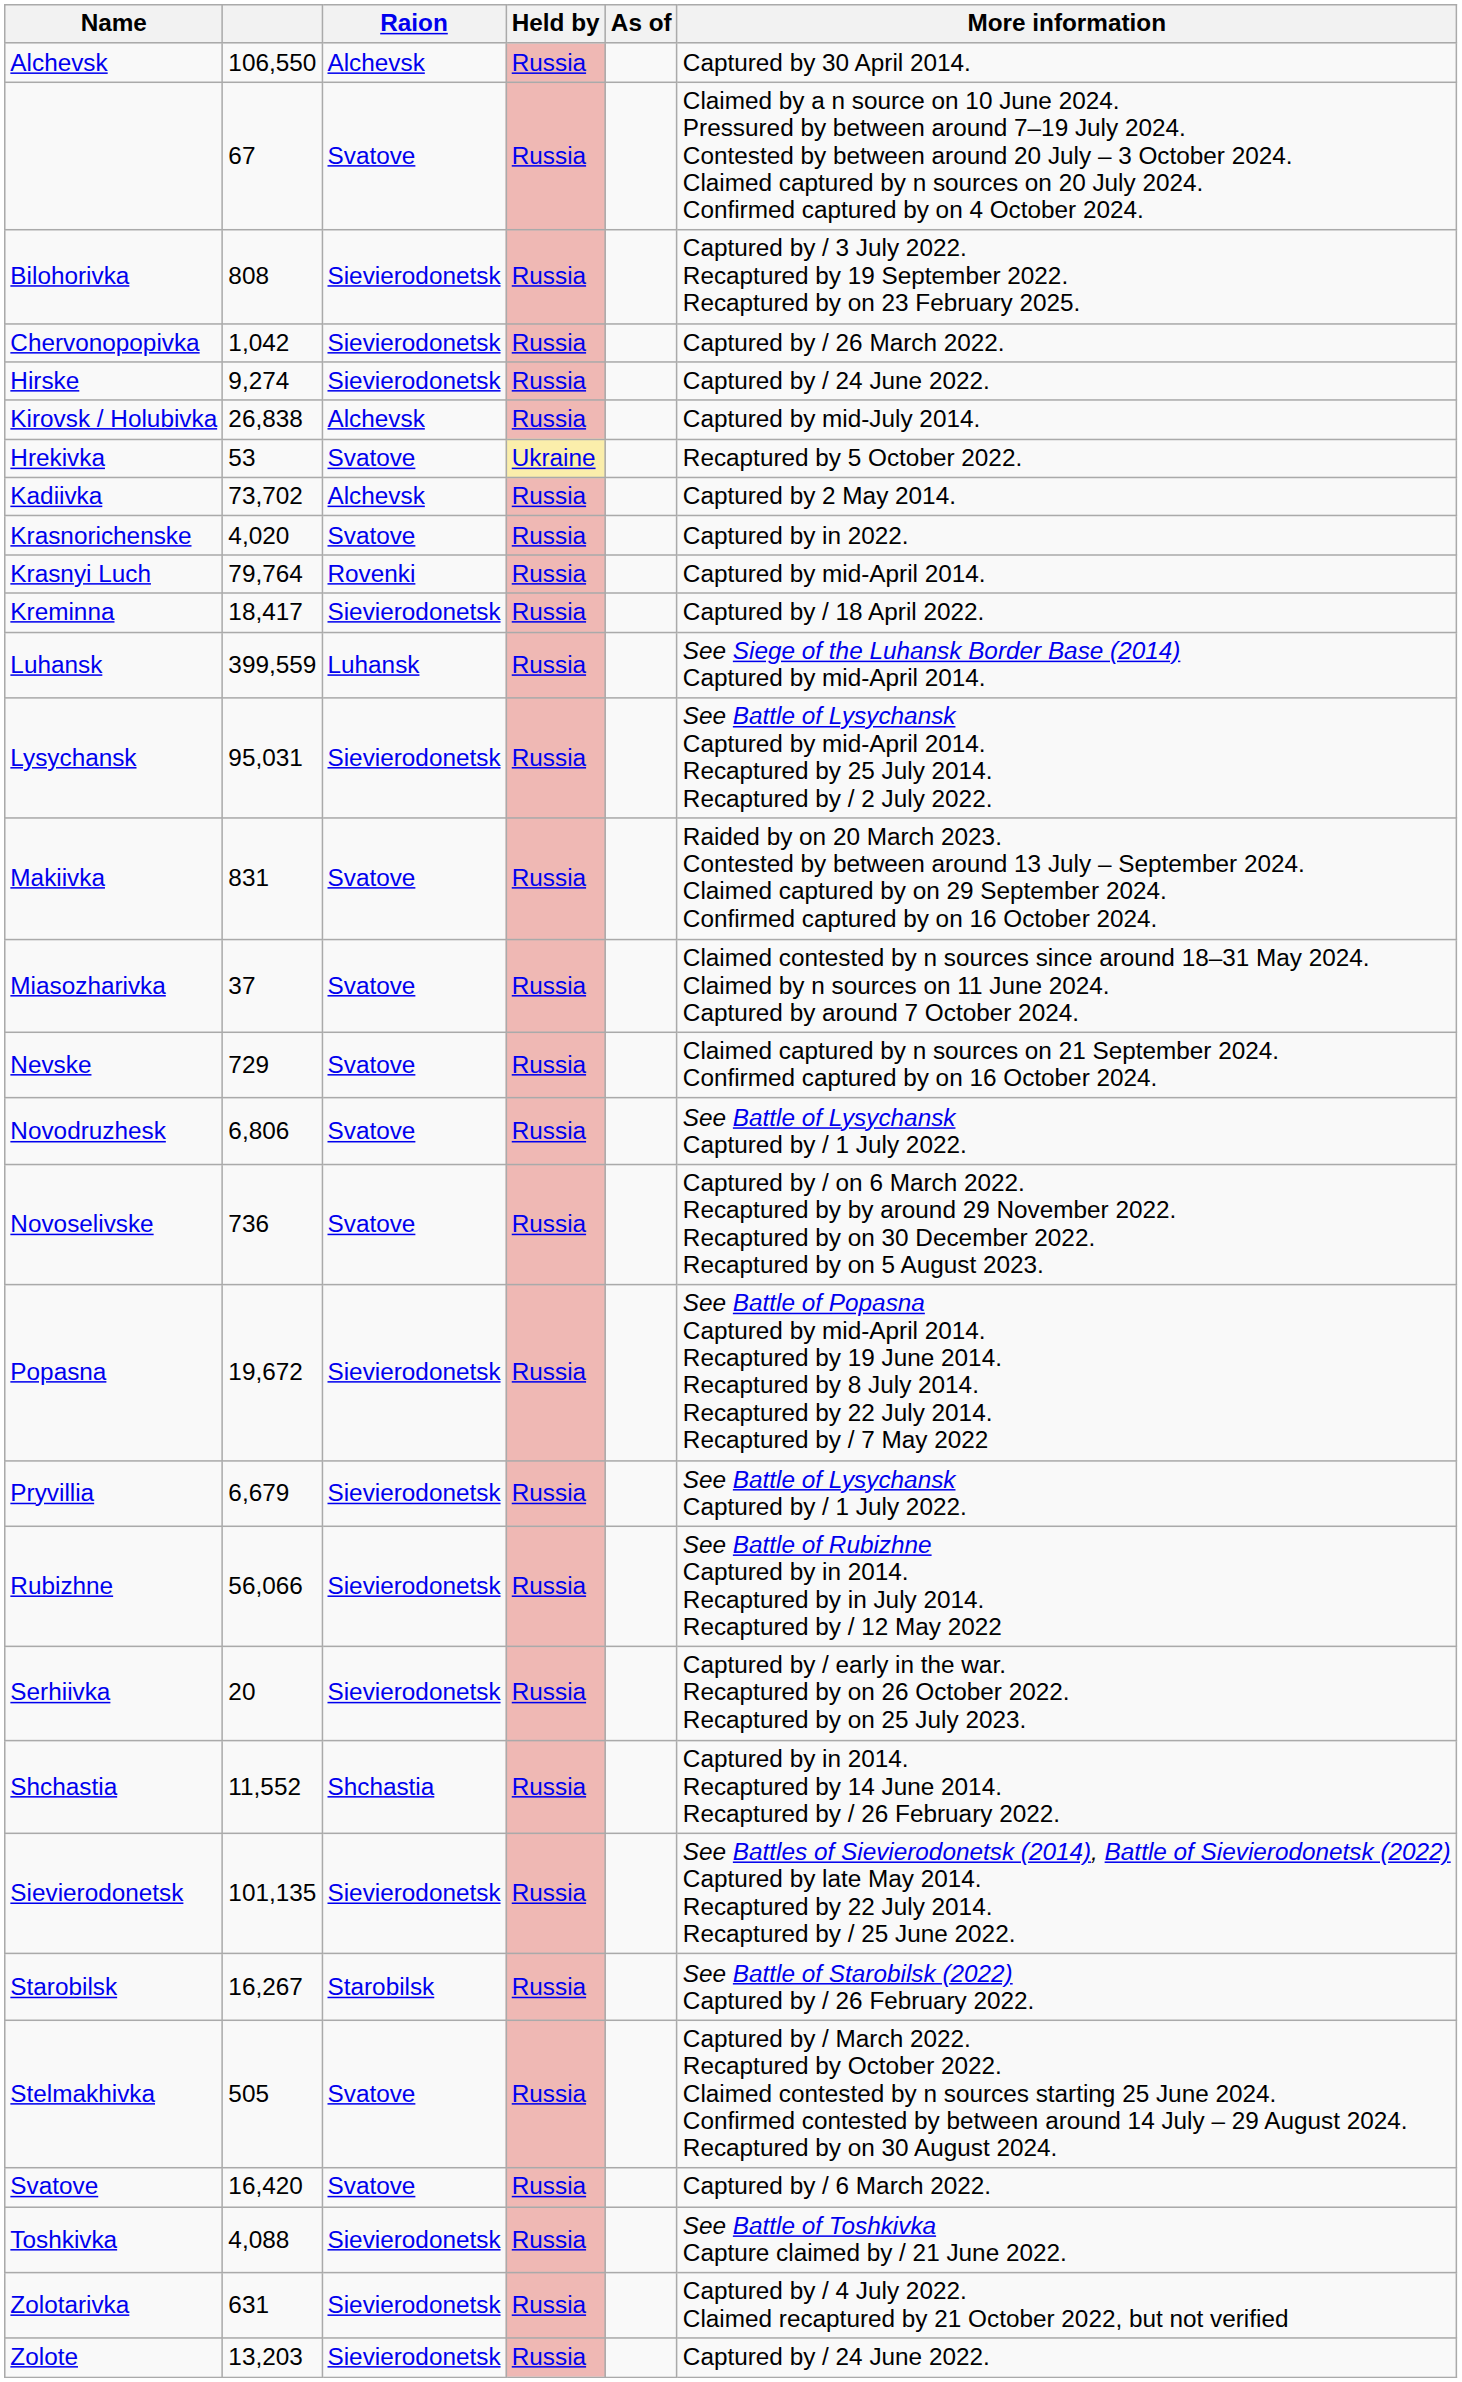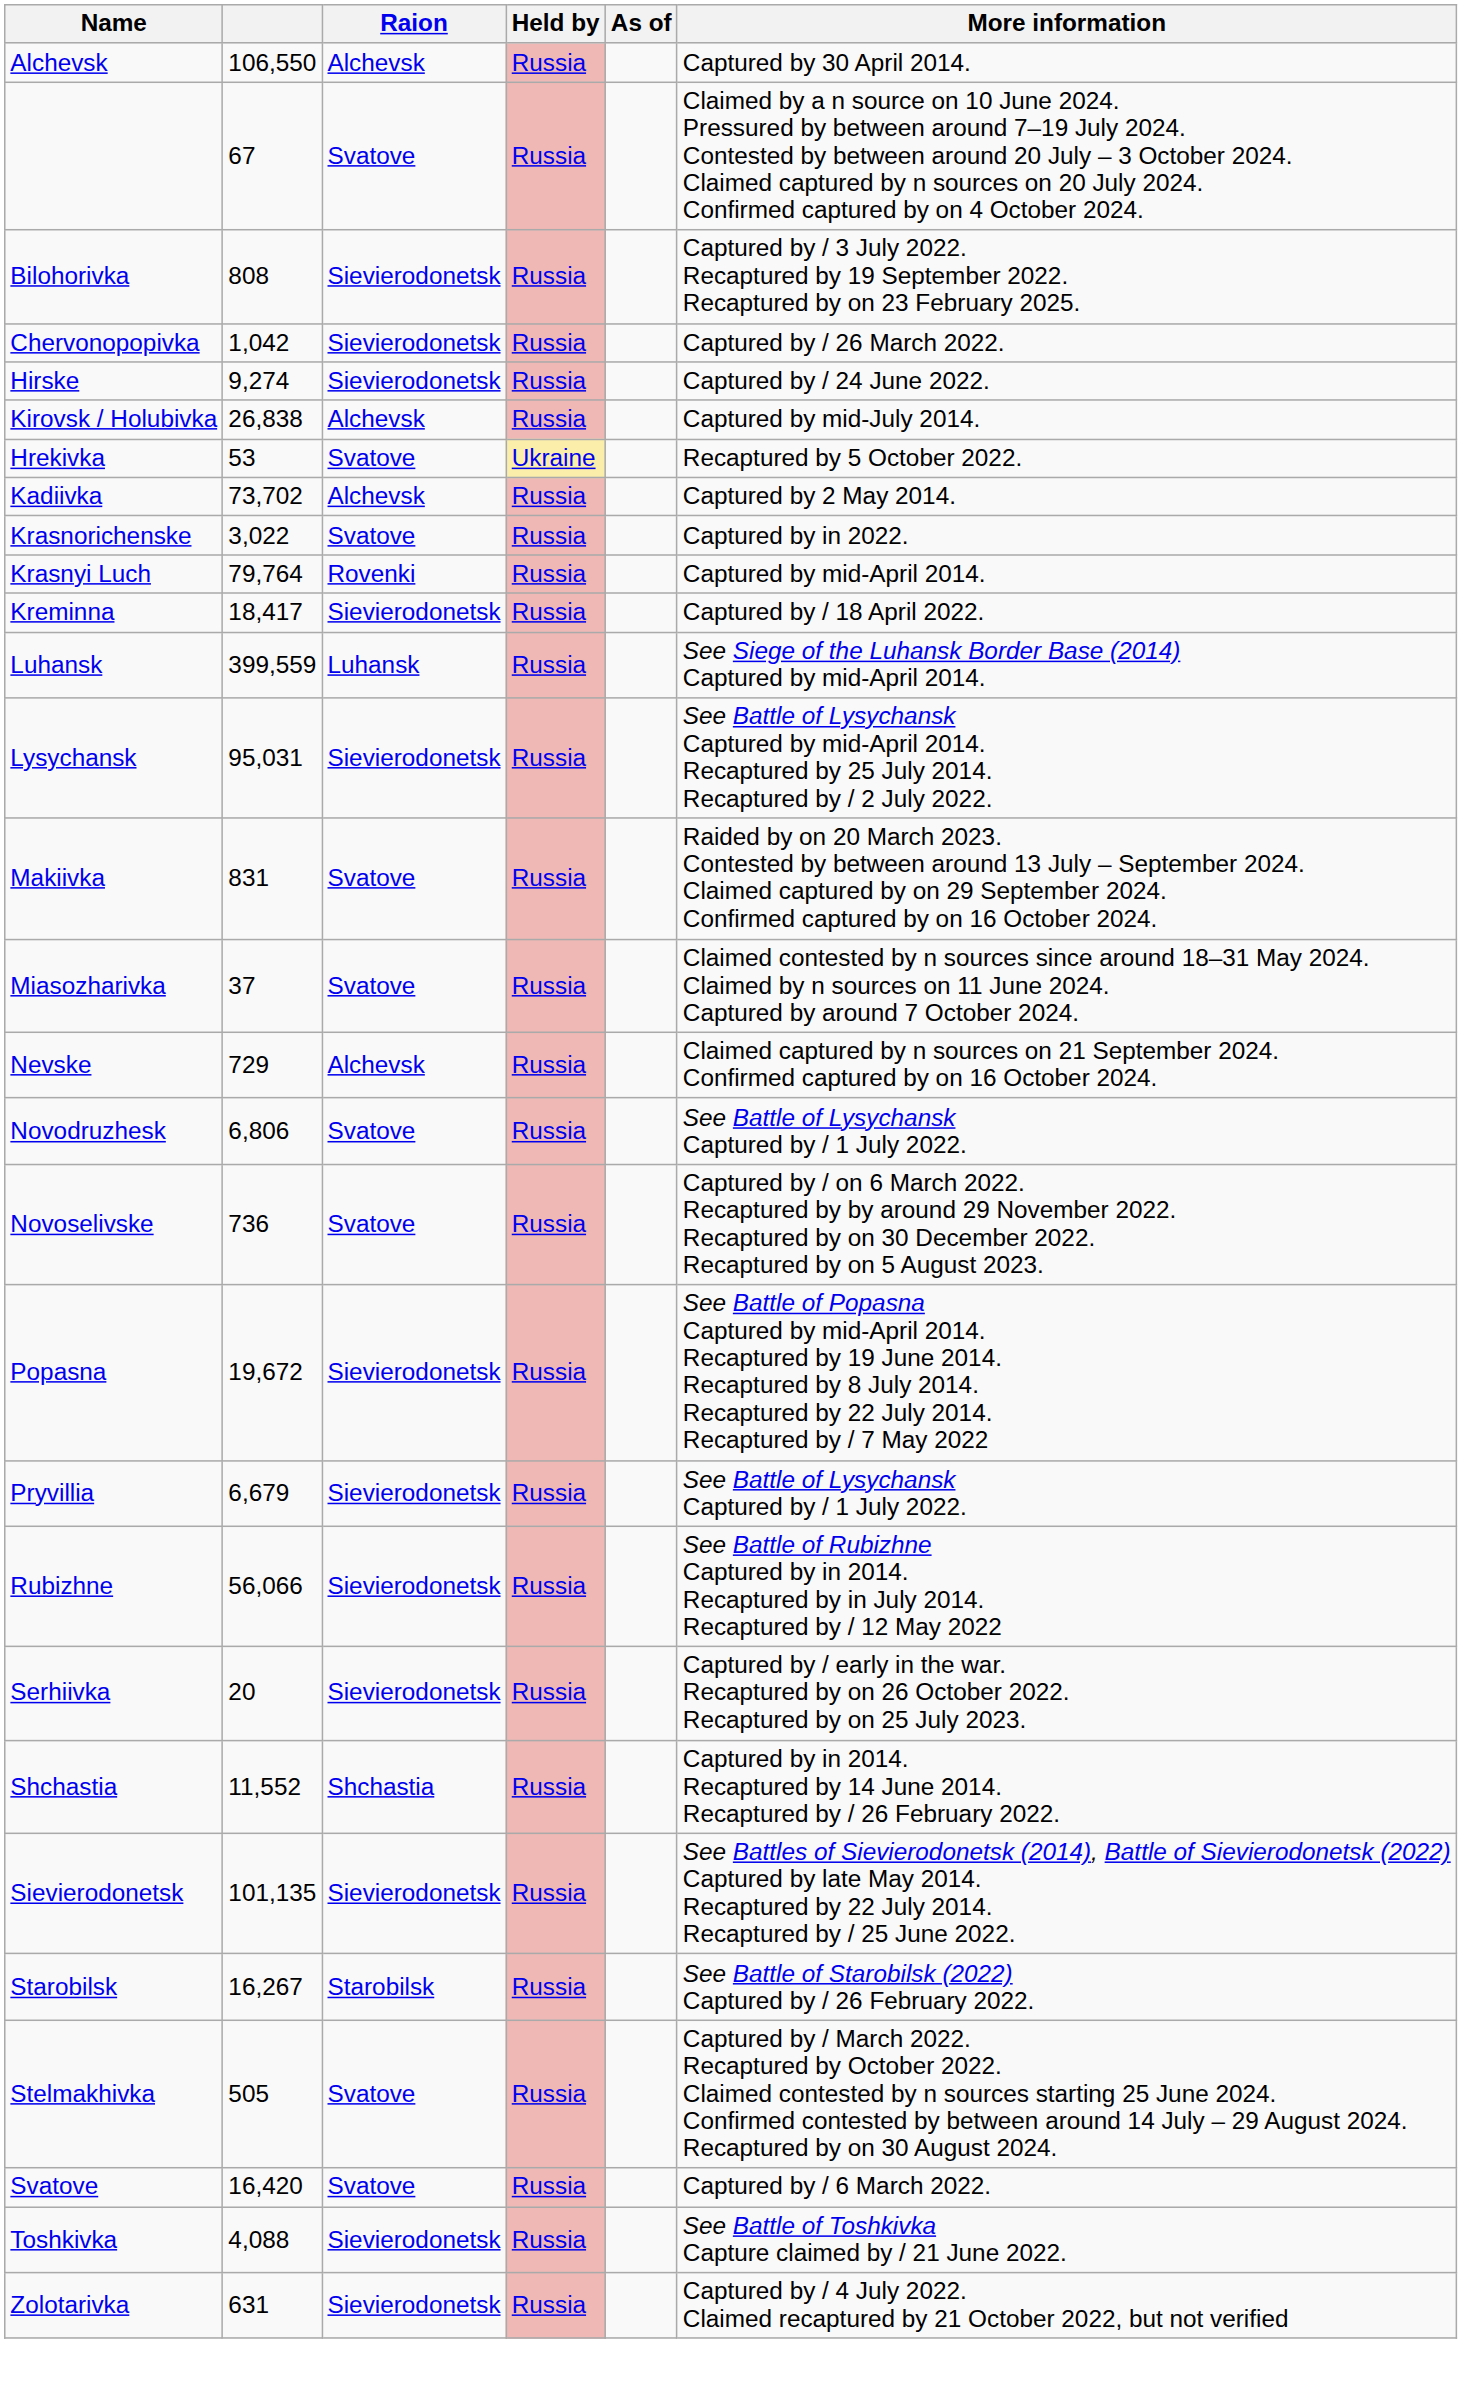(259, 535) 4,020 -> (259, 535) 3,022
(371, 1064) Svatove -> (376, 1064) Alchevsk
- row: (44, 2357)
